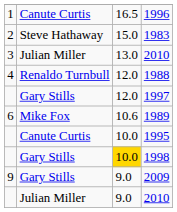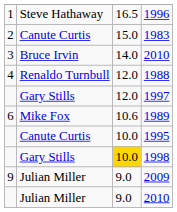(55, 14) Canute Curtis -> (61, 14) Steve Hathaway
(61, 34) Steve Hathaway -> (55, 34) Canute Curtis
(53, 55) Julian Miller -> (49, 55) Bruce Irvin
(127, 55) 13.0 -> (127, 55) 14.0
(47, 177) Gary Stills -> (53, 177) Julian Miller
